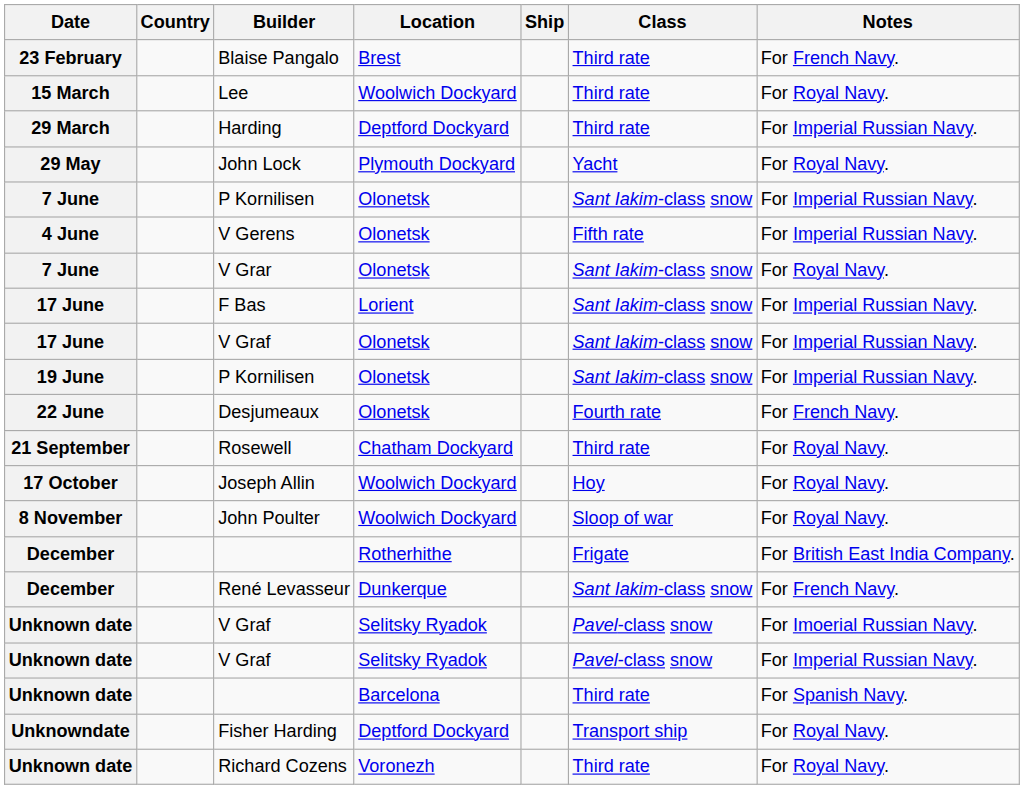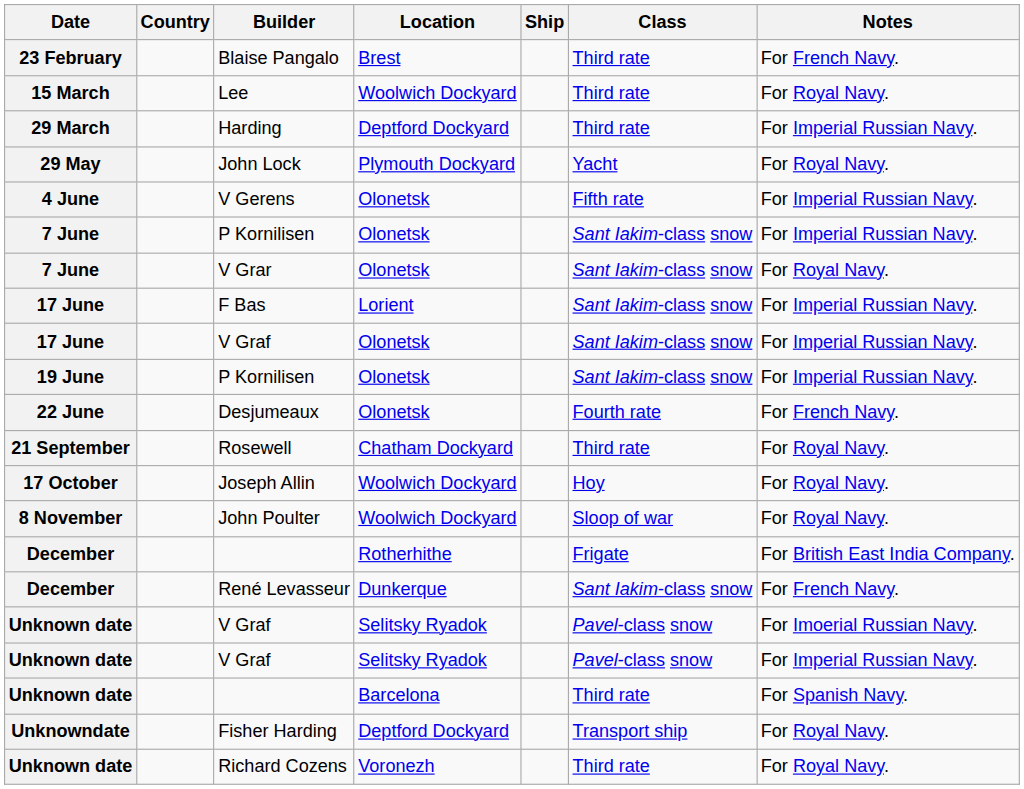rows swapped: (71, 234) <-> (71, 199)
